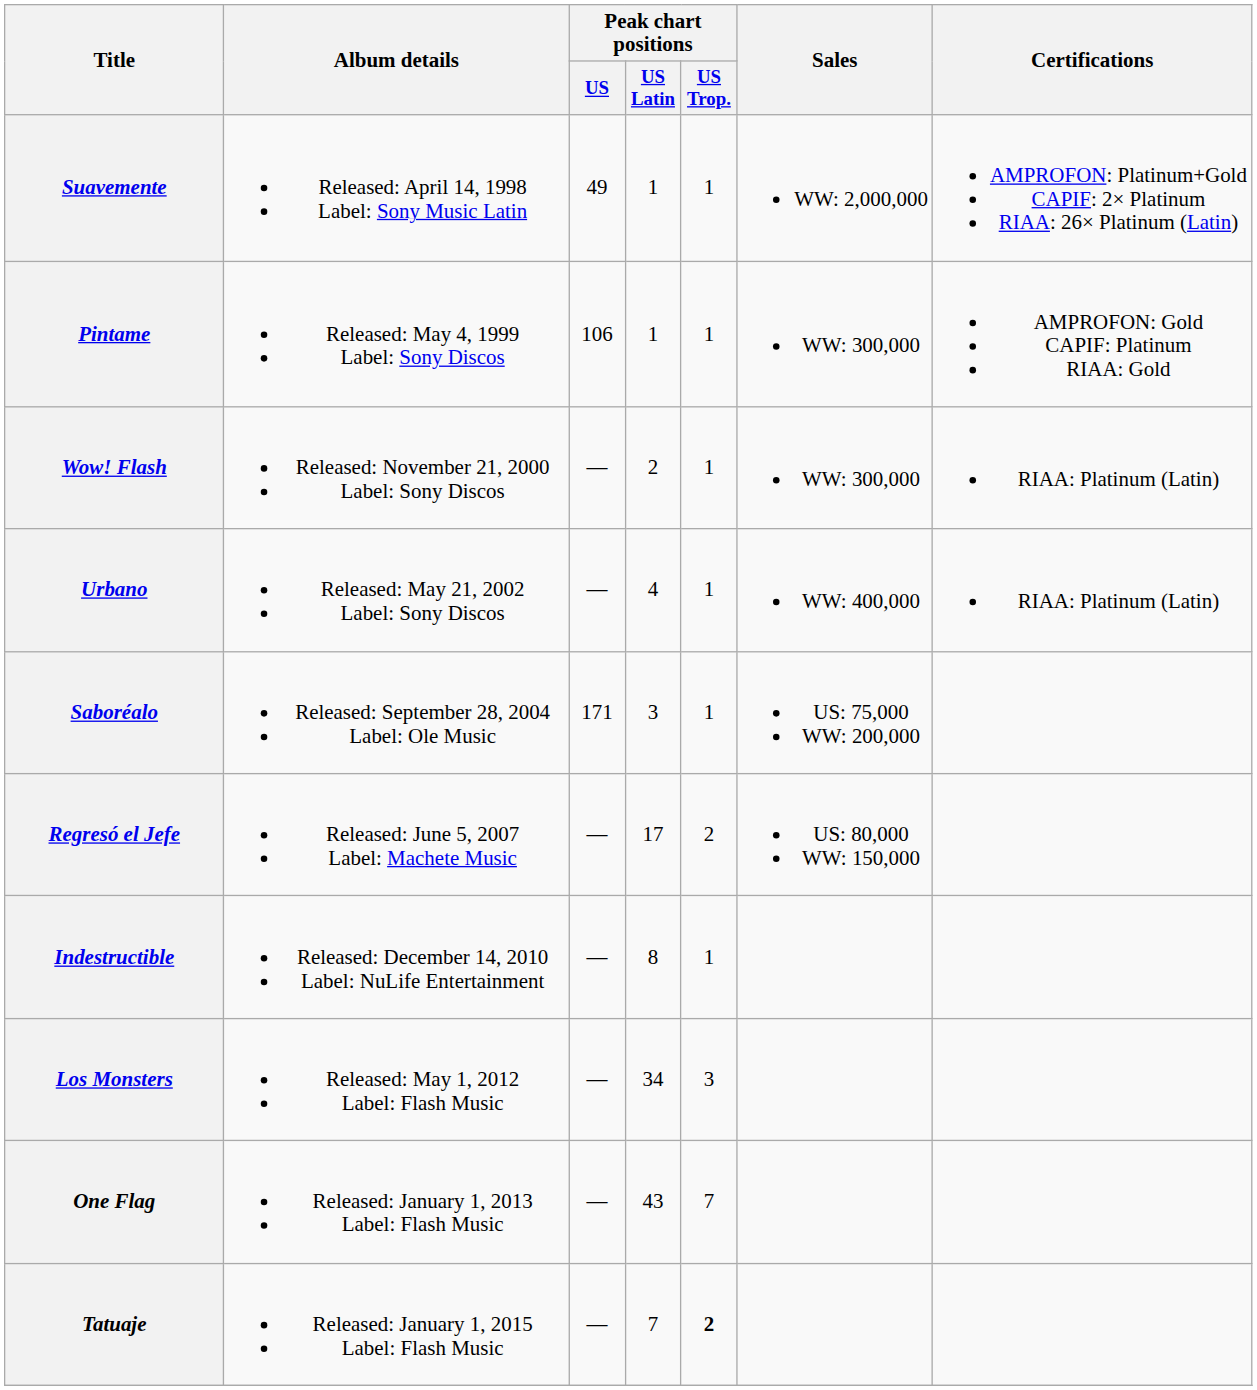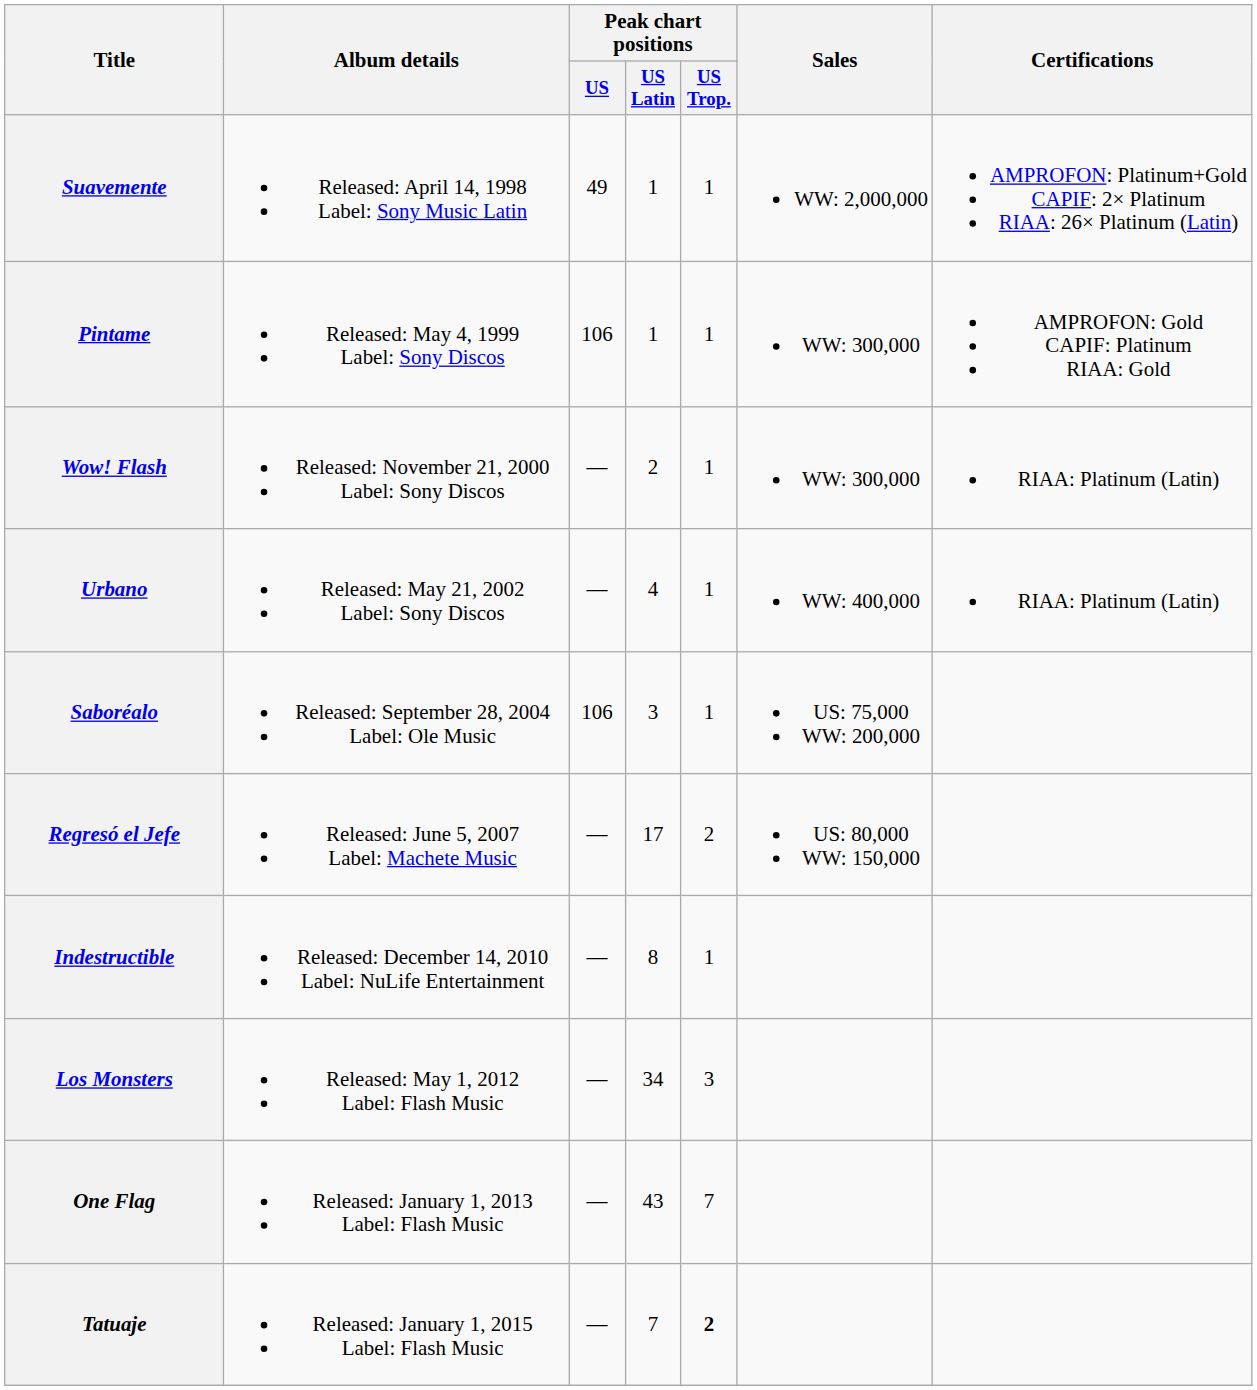(597, 712) 171 -> (597, 712) 106
